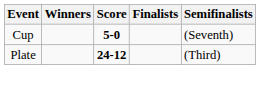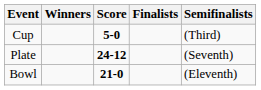(209, 34) (Seventh) -> (202, 34) (Third)
(202, 54) (Third) -> (209, 54) (Seventh)
+ row: (23, 74)
